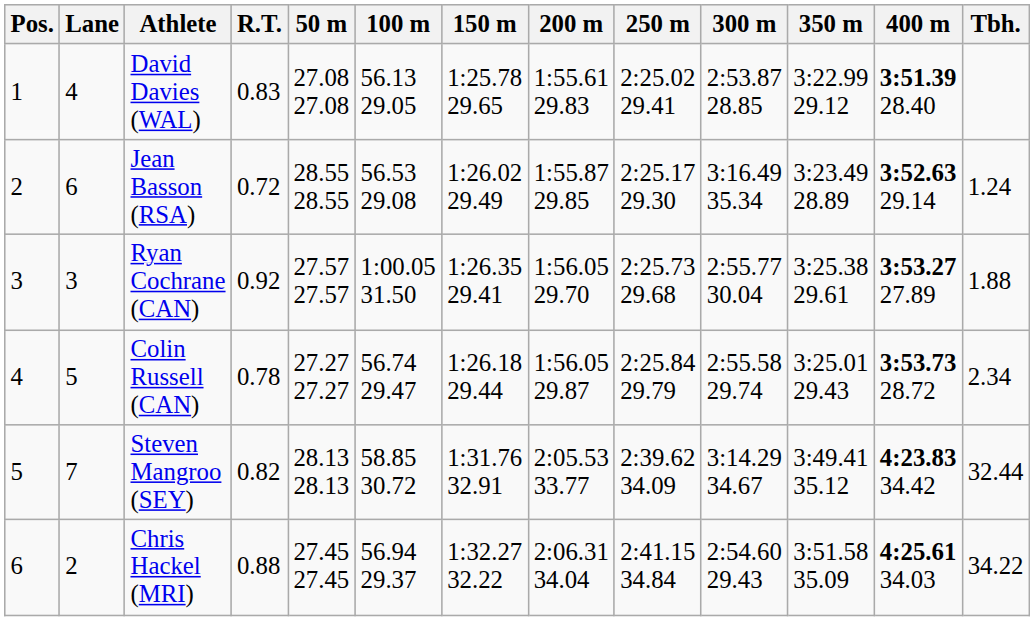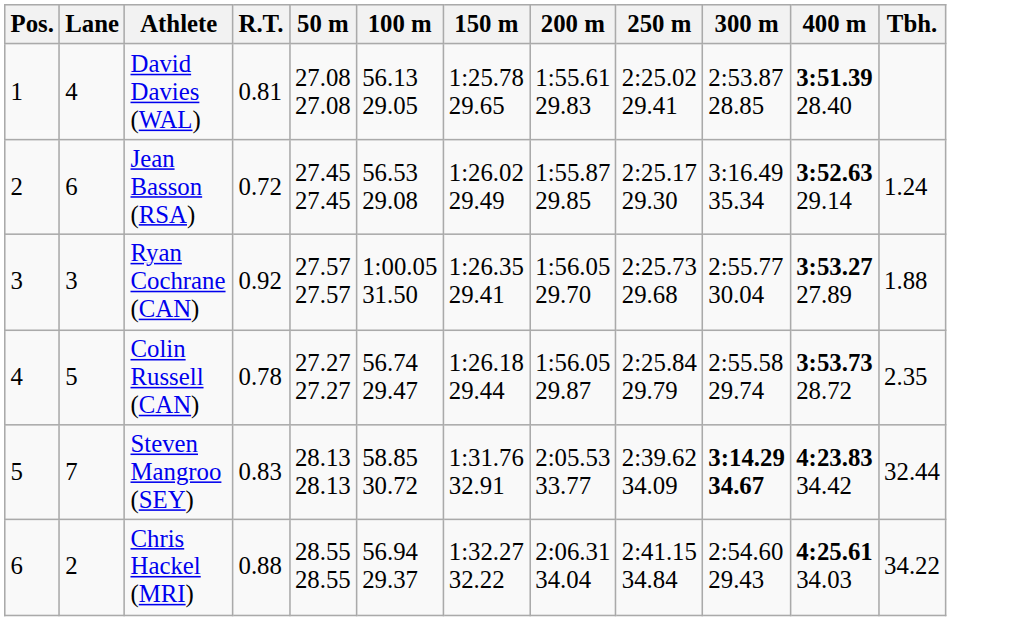- column: (831, 24)
(259, 91) 0.83 -> (260, 91) 0.81
(321, 186) 28.55 28.55 -> (323, 186) 27.45 27.45
(989, 376) 2.34 -> (906, 376) 2.35
(259, 471) 0.82 -> (260, 471) 0.83
(744, 471) normal -> (747, 471) bold
(321, 567) 27.45 27.45 -> (323, 567) 28.55 28.55
